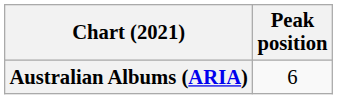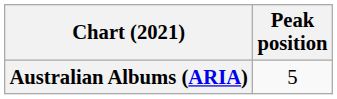(292, 76) 6 -> (292, 76) 5
